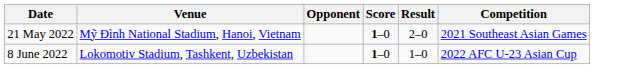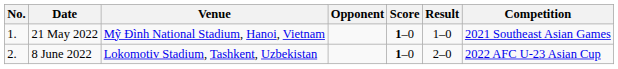+ column: (16, 14)
(418, 34) 2–0 -> (442, 34) 1–0
(418, 53) 1–0 -> (442, 53) 2–0
